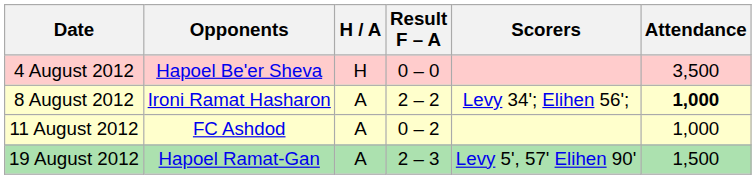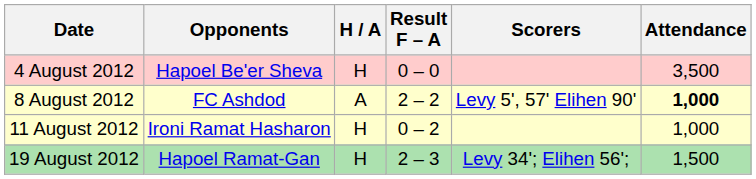(239, 99) Ironi Ramat Hasharon -> (239, 99) FC Ashdod
(546, 99) Levy 34'; Elihen 56'; -> (546, 99) Levy 5', 57' Elihen 90'
(239, 129) FC Ashdod -> (239, 129) Ironi Ramat Hasharon
(360, 129) A -> (360, 129) H
(360, 159) A -> (360, 159) H
(546, 159) Levy 5', 57' Elihen 90' -> (546, 159) Levy 34'; Elihen 56';
